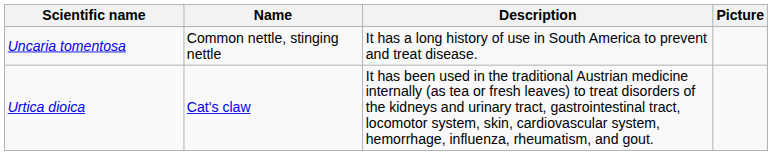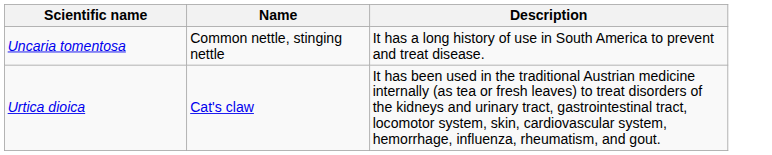- column: (740, 15)
